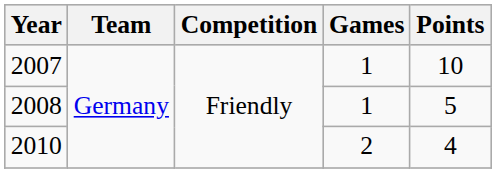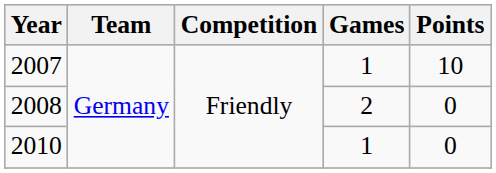(367, 106) 1 -> (367, 106) 2
(450, 106) 5 -> (450, 106) 0
(367, 146) 2 -> (367, 146) 1
(450, 146) 4 -> (450, 146) 0
